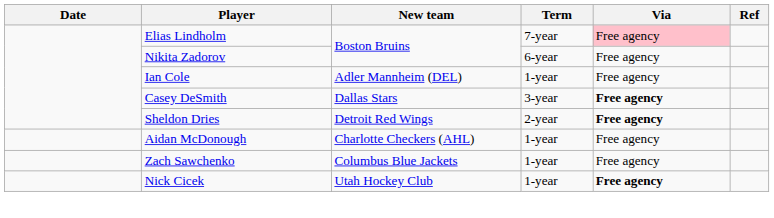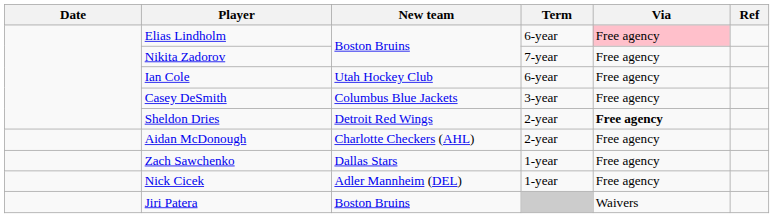(541, 35) 7-year -> (541, 35) 6-year
(541, 56) 6-year -> (541, 56) 7-year
(398, 77) Adler Mannheim (DEL) -> (384, 77) Utah Hockey Club
(541, 77) 1-year -> (541, 77) 6-year
(366, 98) Dallas Stars -> (396, 98) Columbus Blue Jackets
(629, 98) bold -> (628, 98) normal
(541, 139) 1-year -> (541, 139) 2-year
(396, 160) Columbus Blue Jackets -> (366, 160) Dallas Stars
(384, 181) Utah Hockey Club -> (398, 181) Adler Mannheim (DEL)
(629, 181) bold -> (628, 181) normal
+ row: (171, 202)
